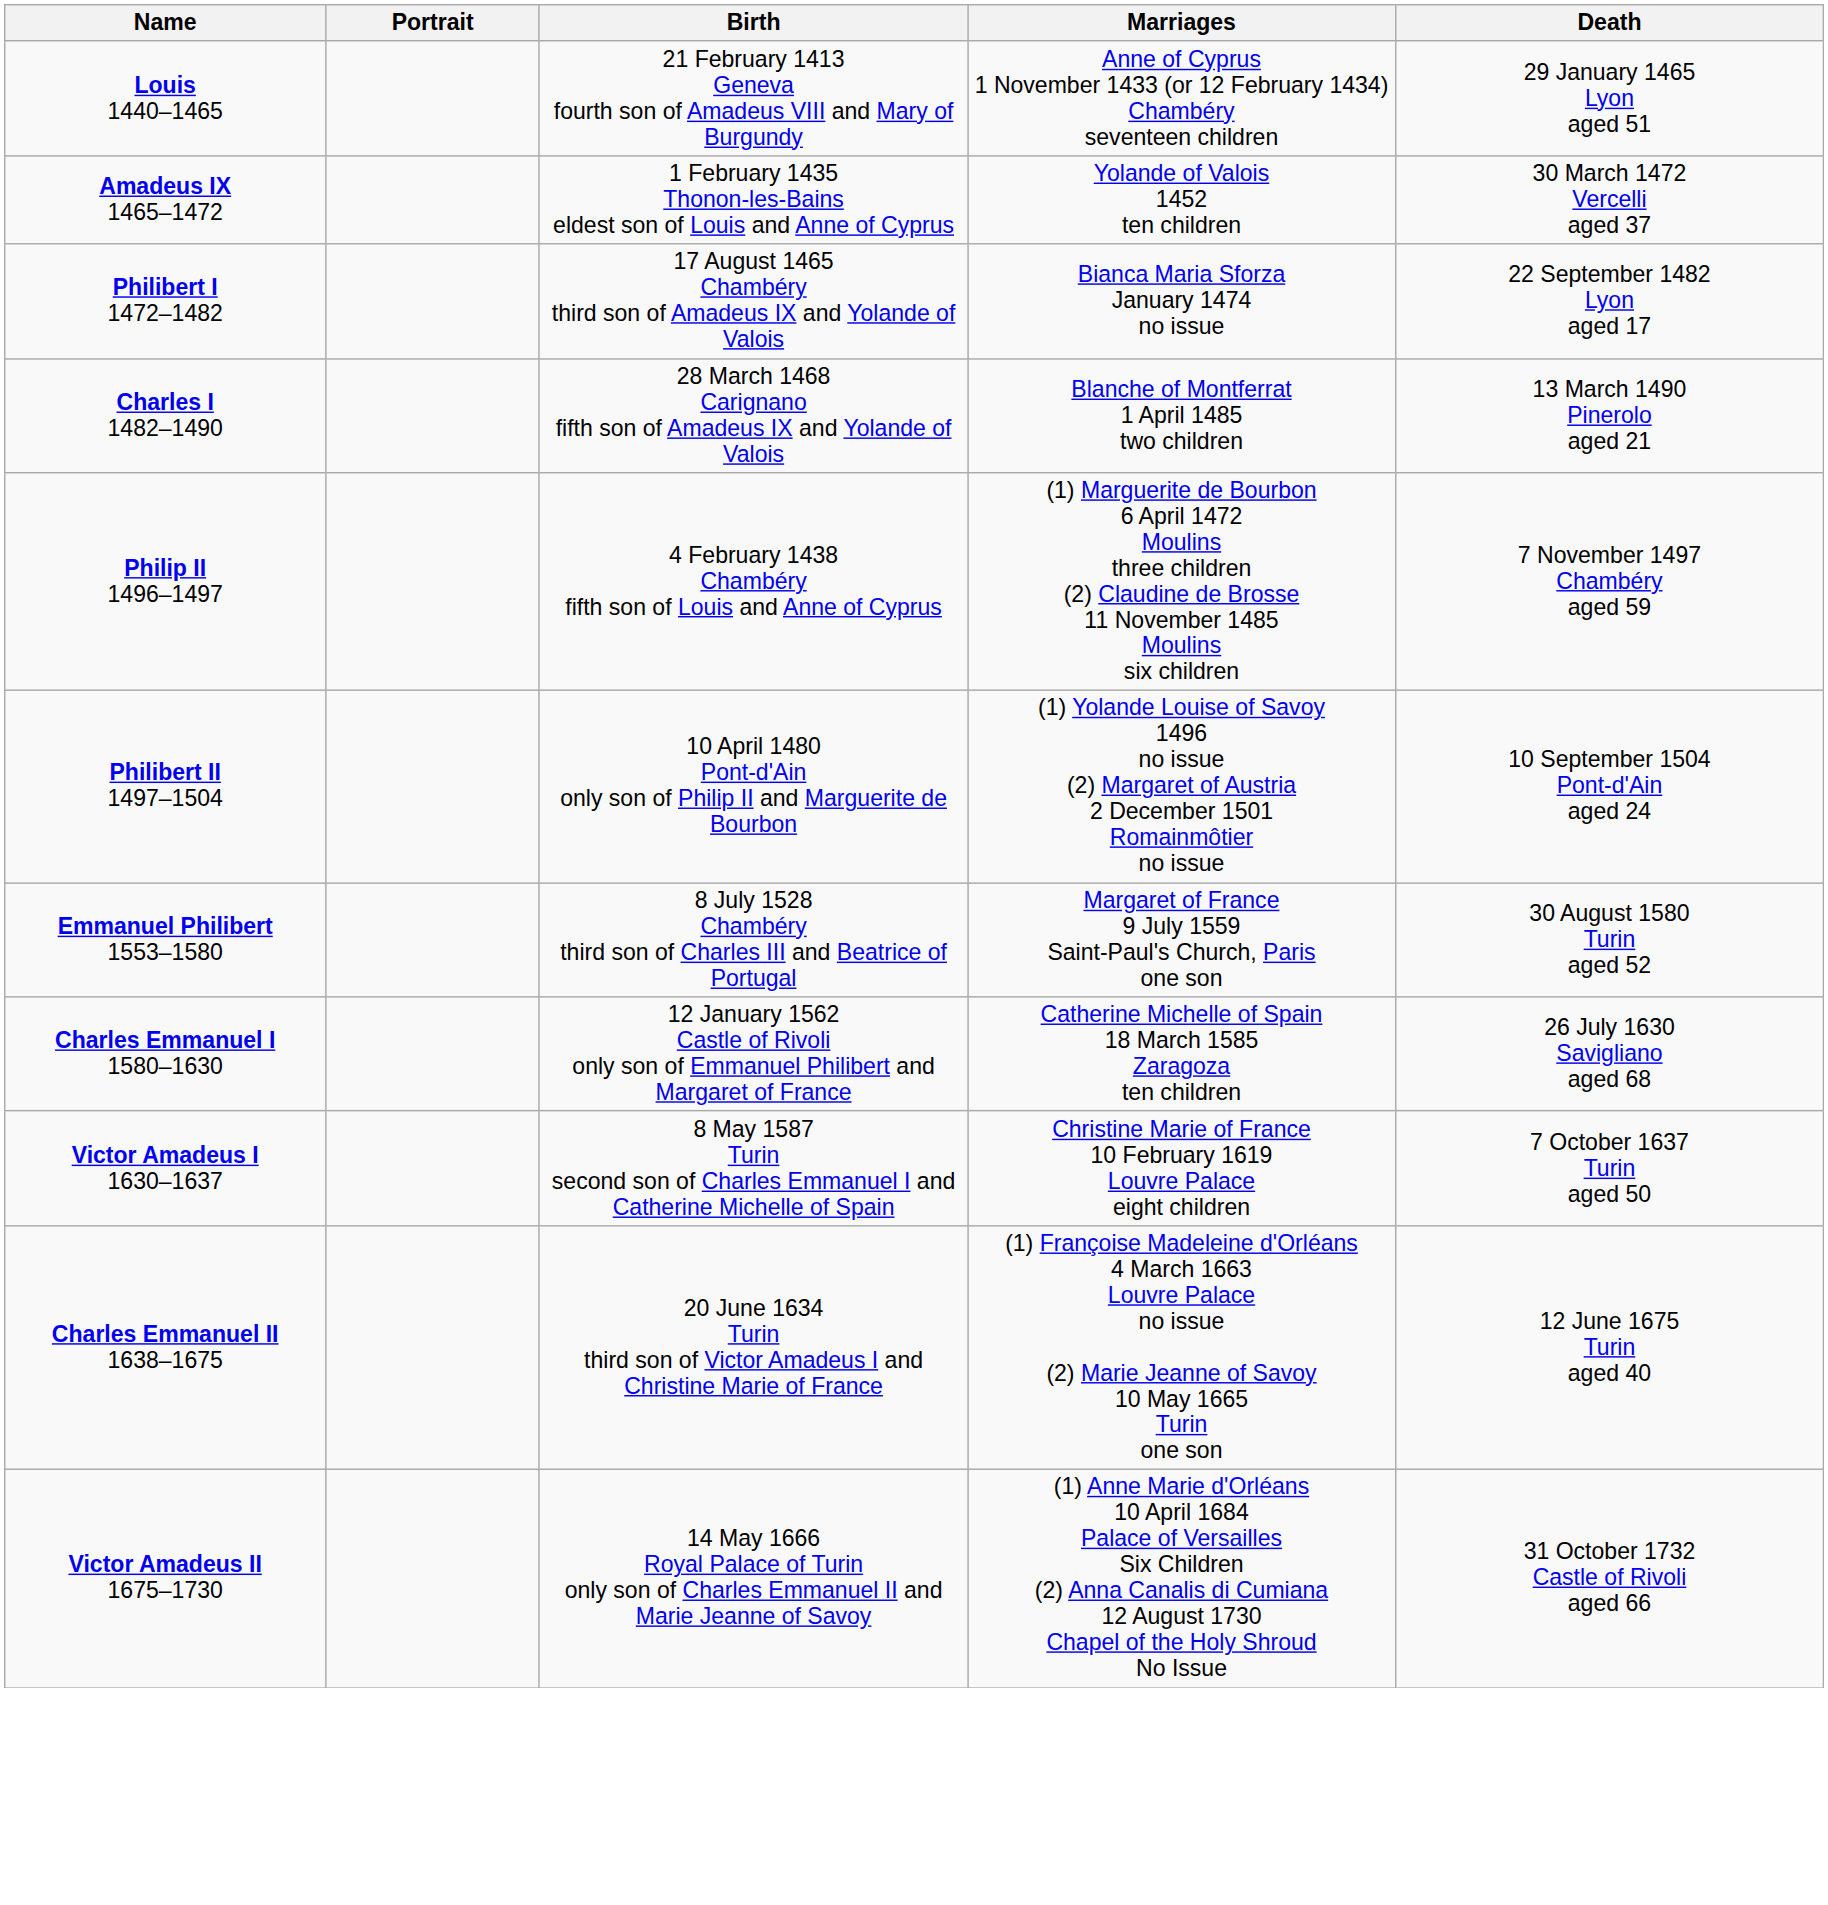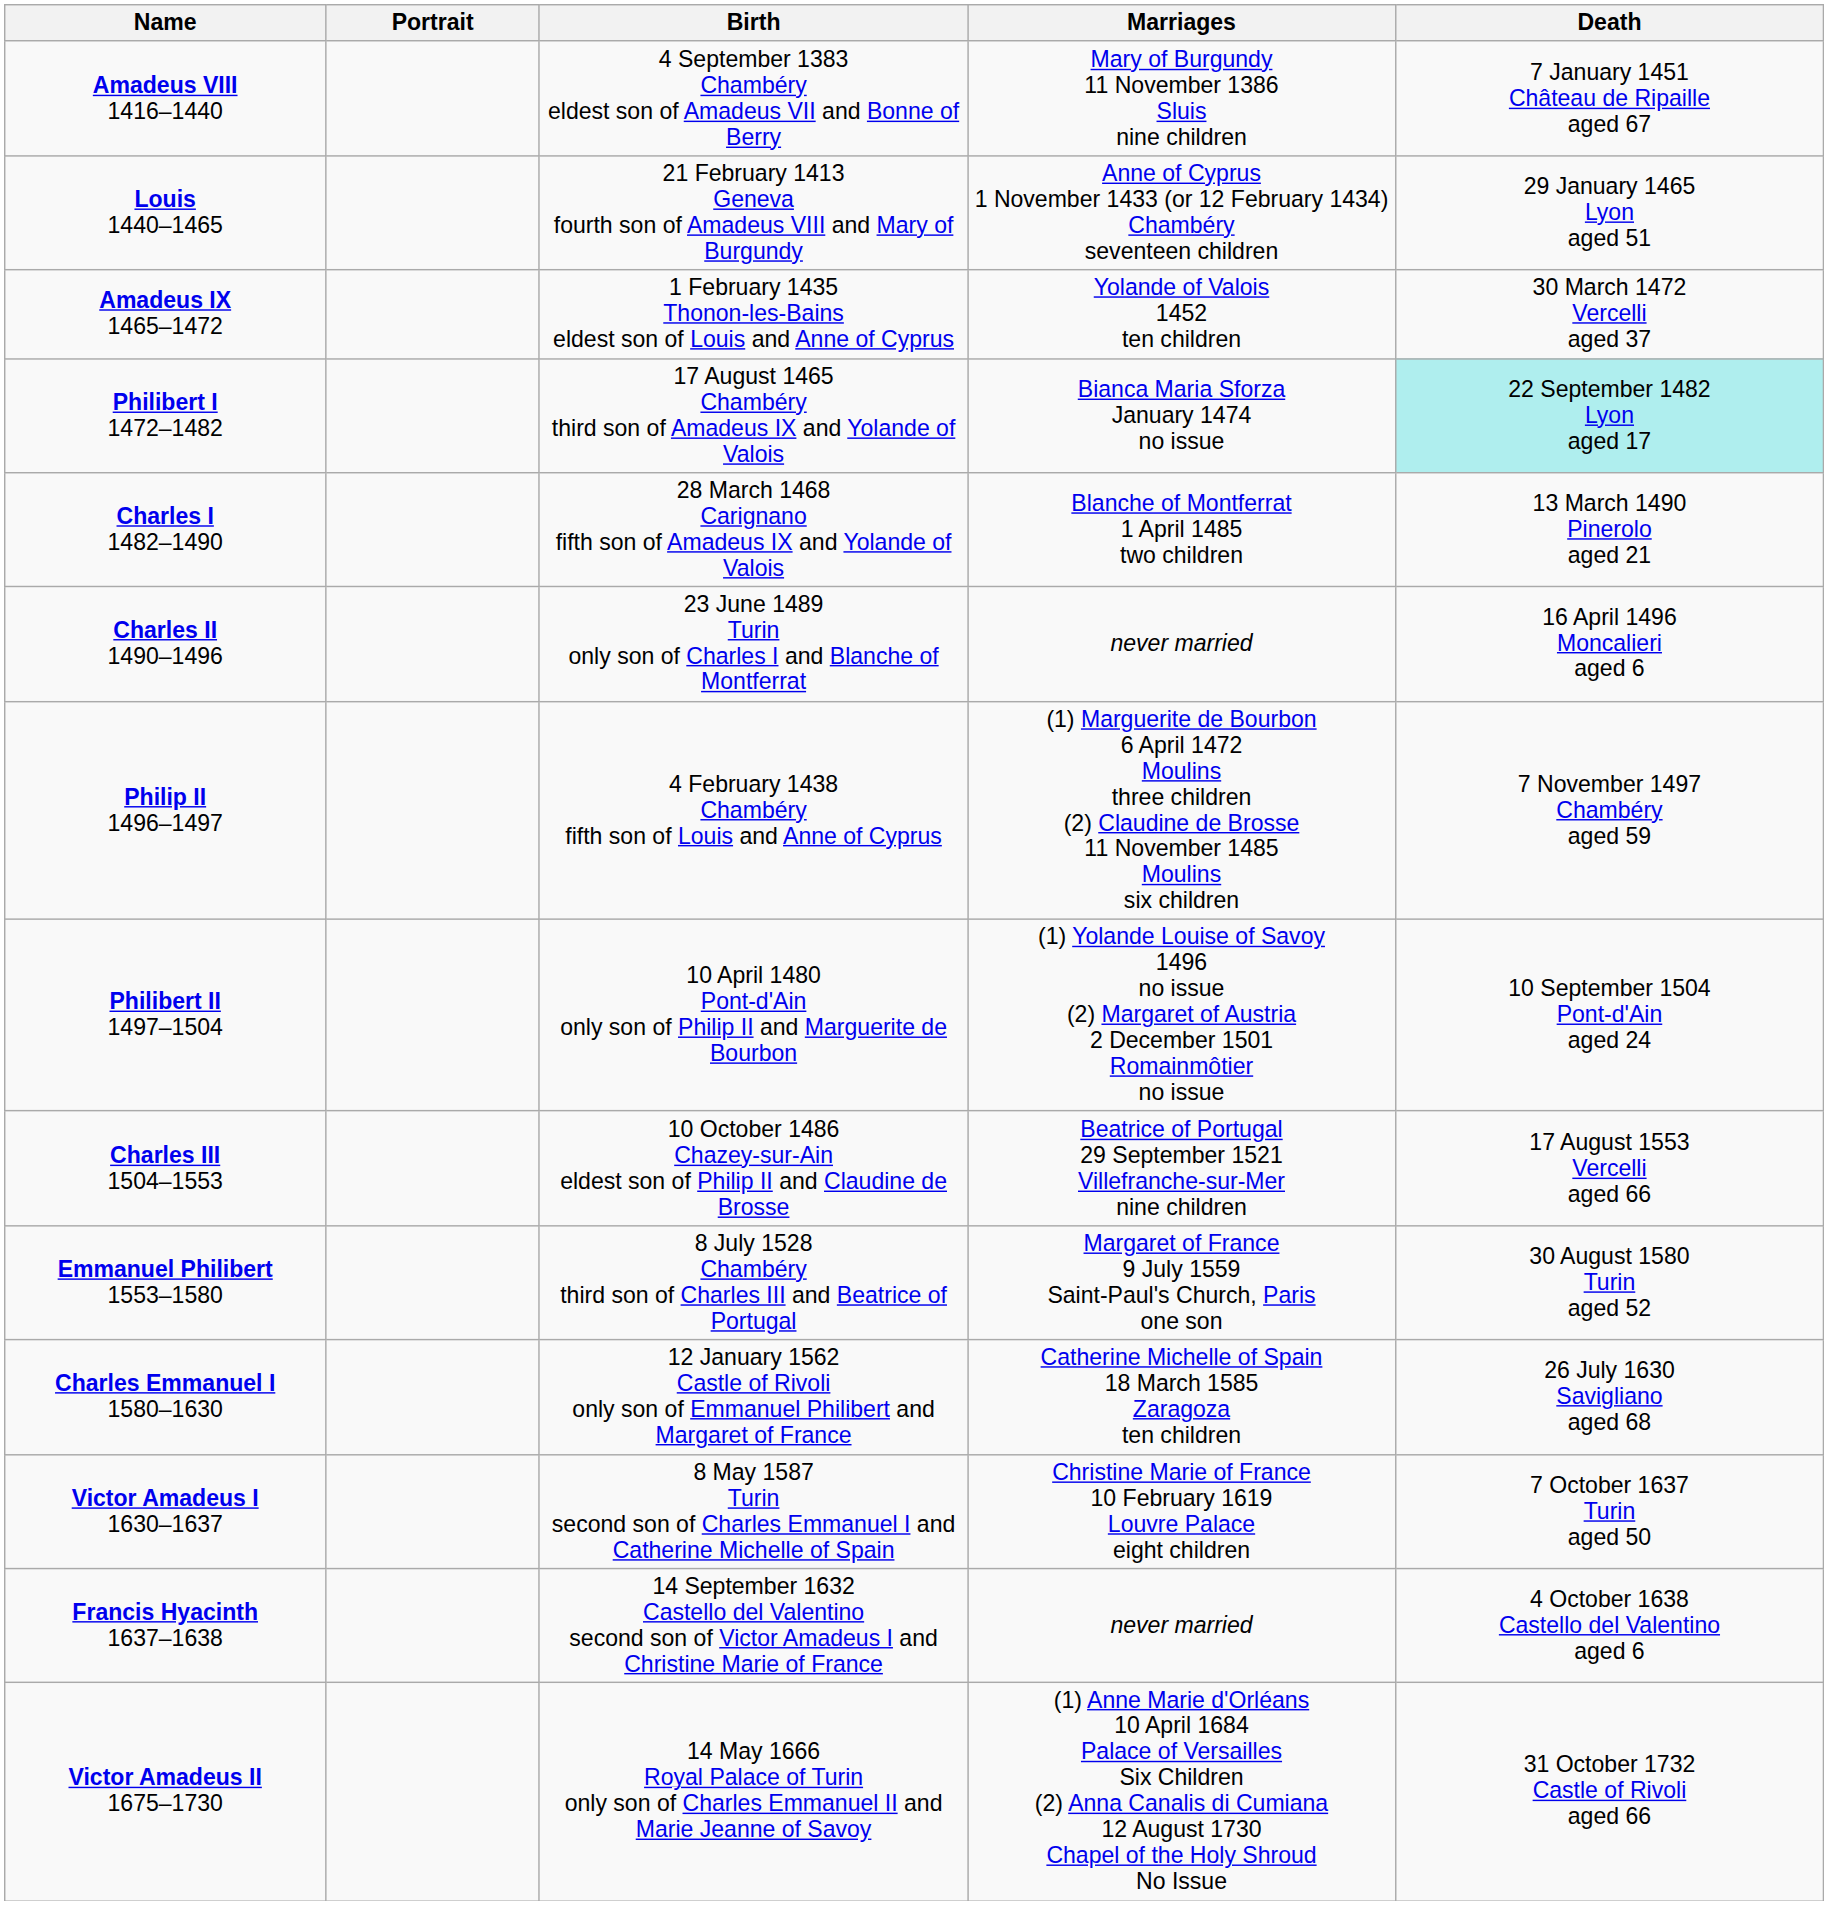+ row: (165, 98)
(1609, 300) no background -> (1609, 415) paleturquoise background
+ row: (165, 643)
+ row: (165, 1168)
+ row: (165, 1625)
- row: (165, 1347)
